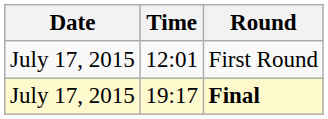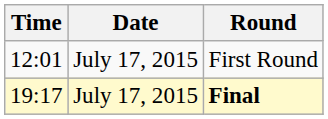columns swapped: (72, 22) <-> (172, 22)
